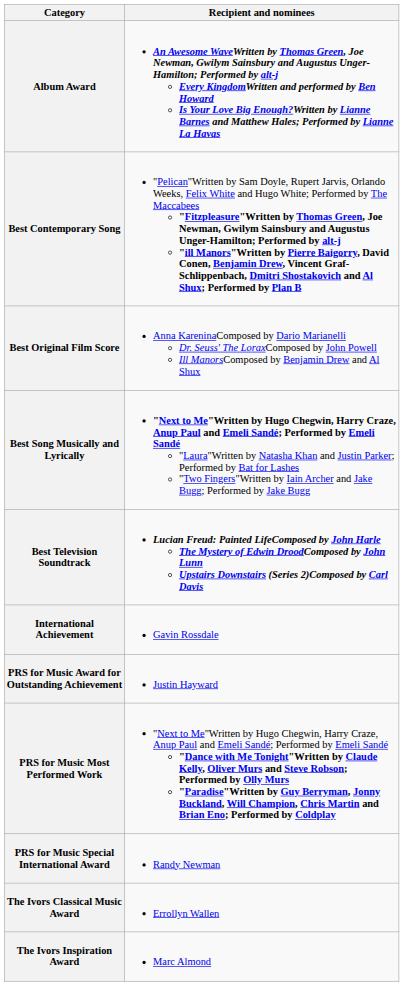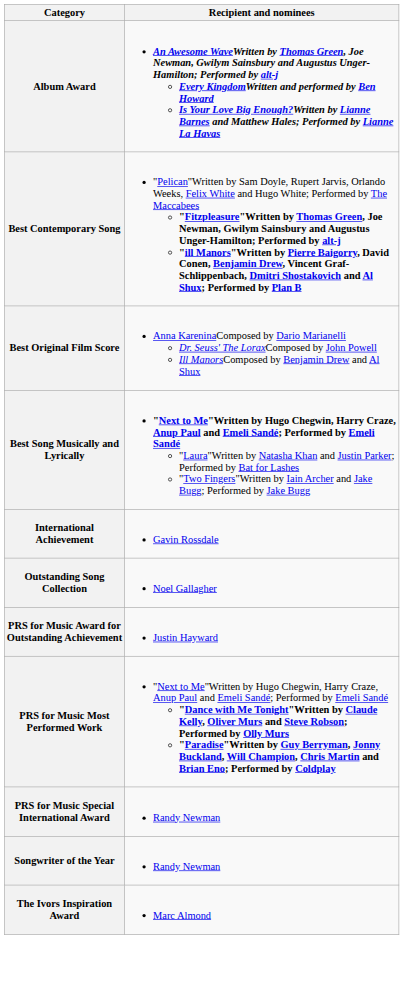- row: (64, 557)
+ row: (64, 582)
+ row: (64, 860)
- row: (64, 907)
